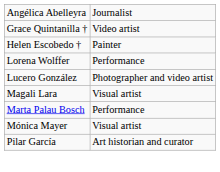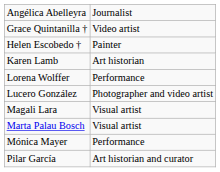+ row: (32, 61)
(118, 110) Performance -> (117, 126) Visual artist
(117, 126) Visual artist -> (118, 142) Performance
